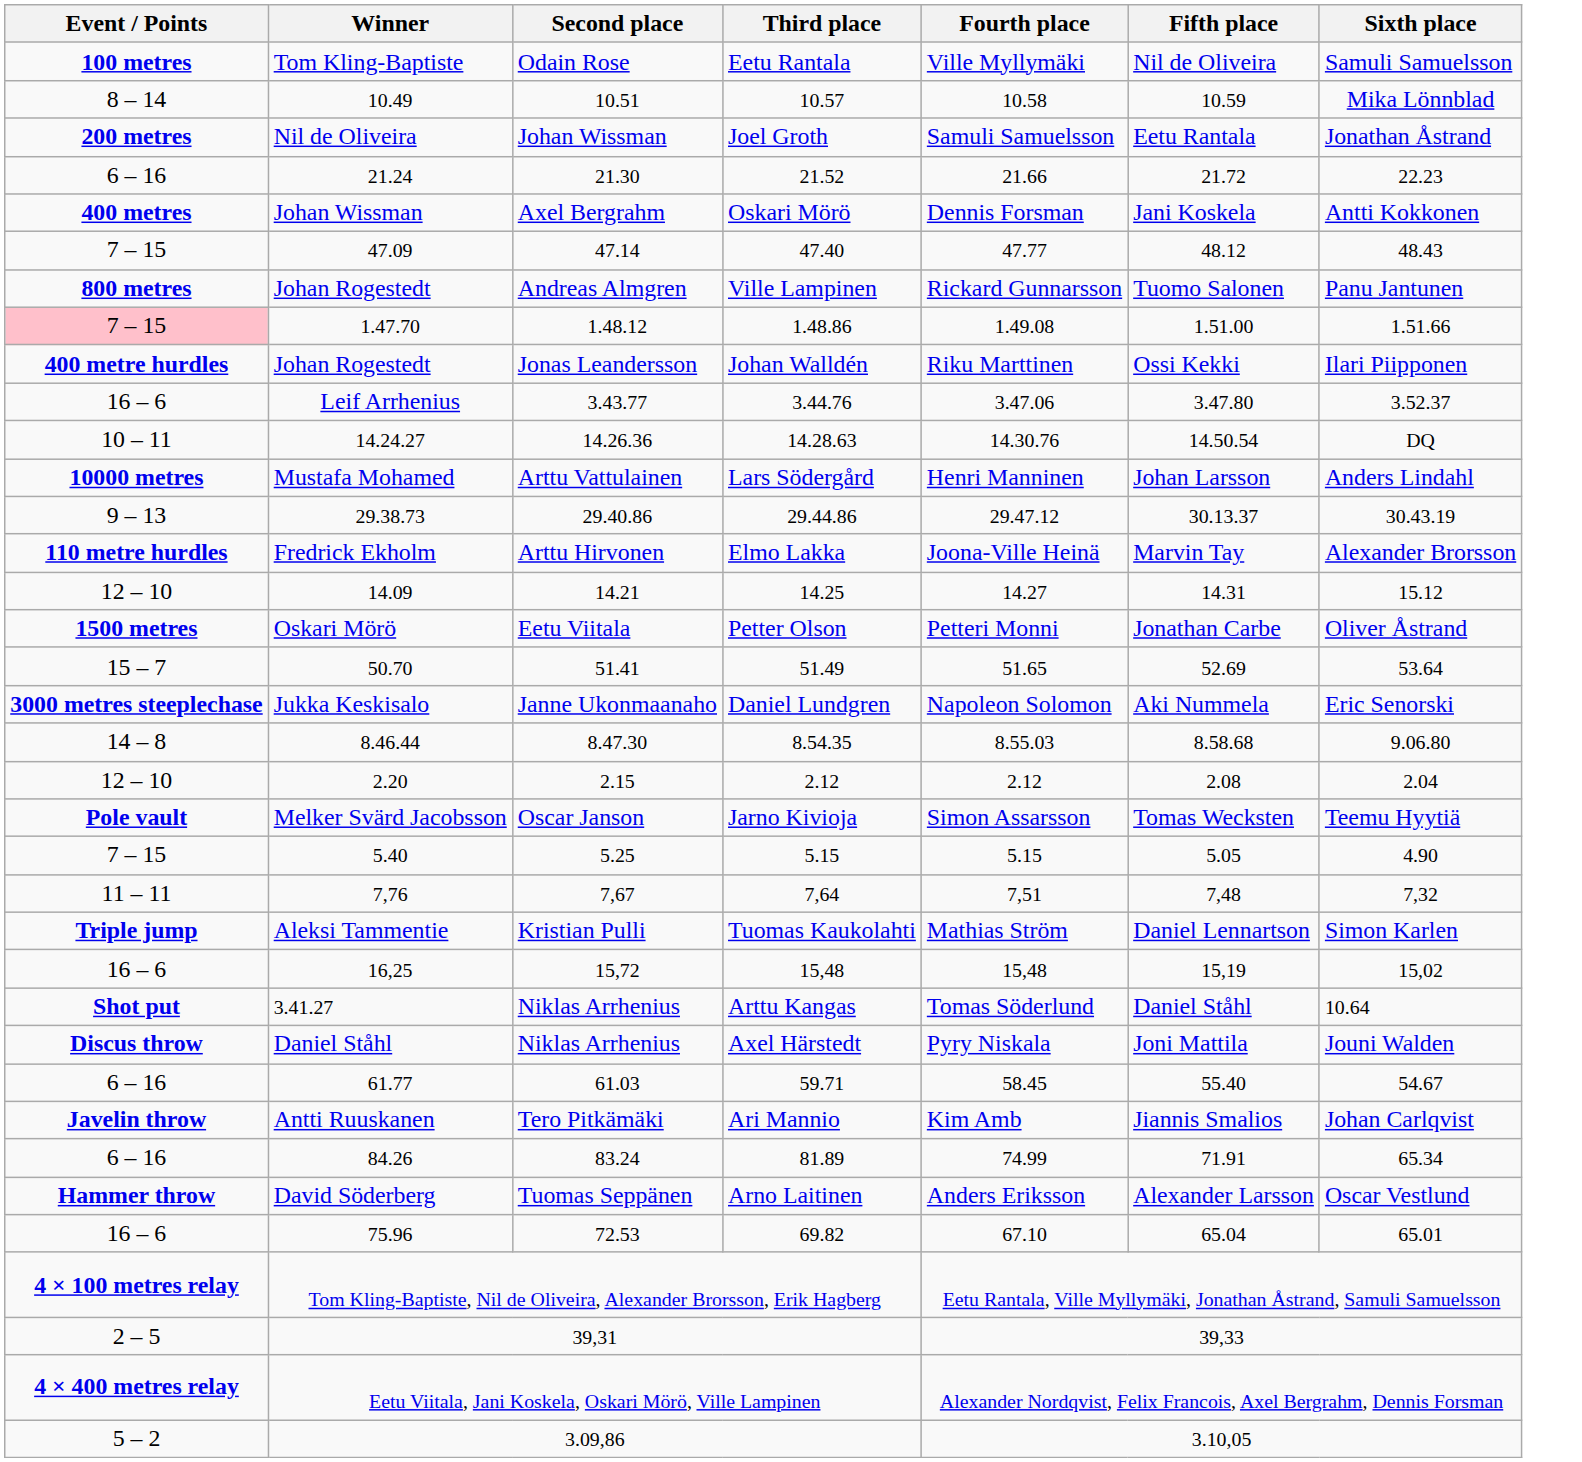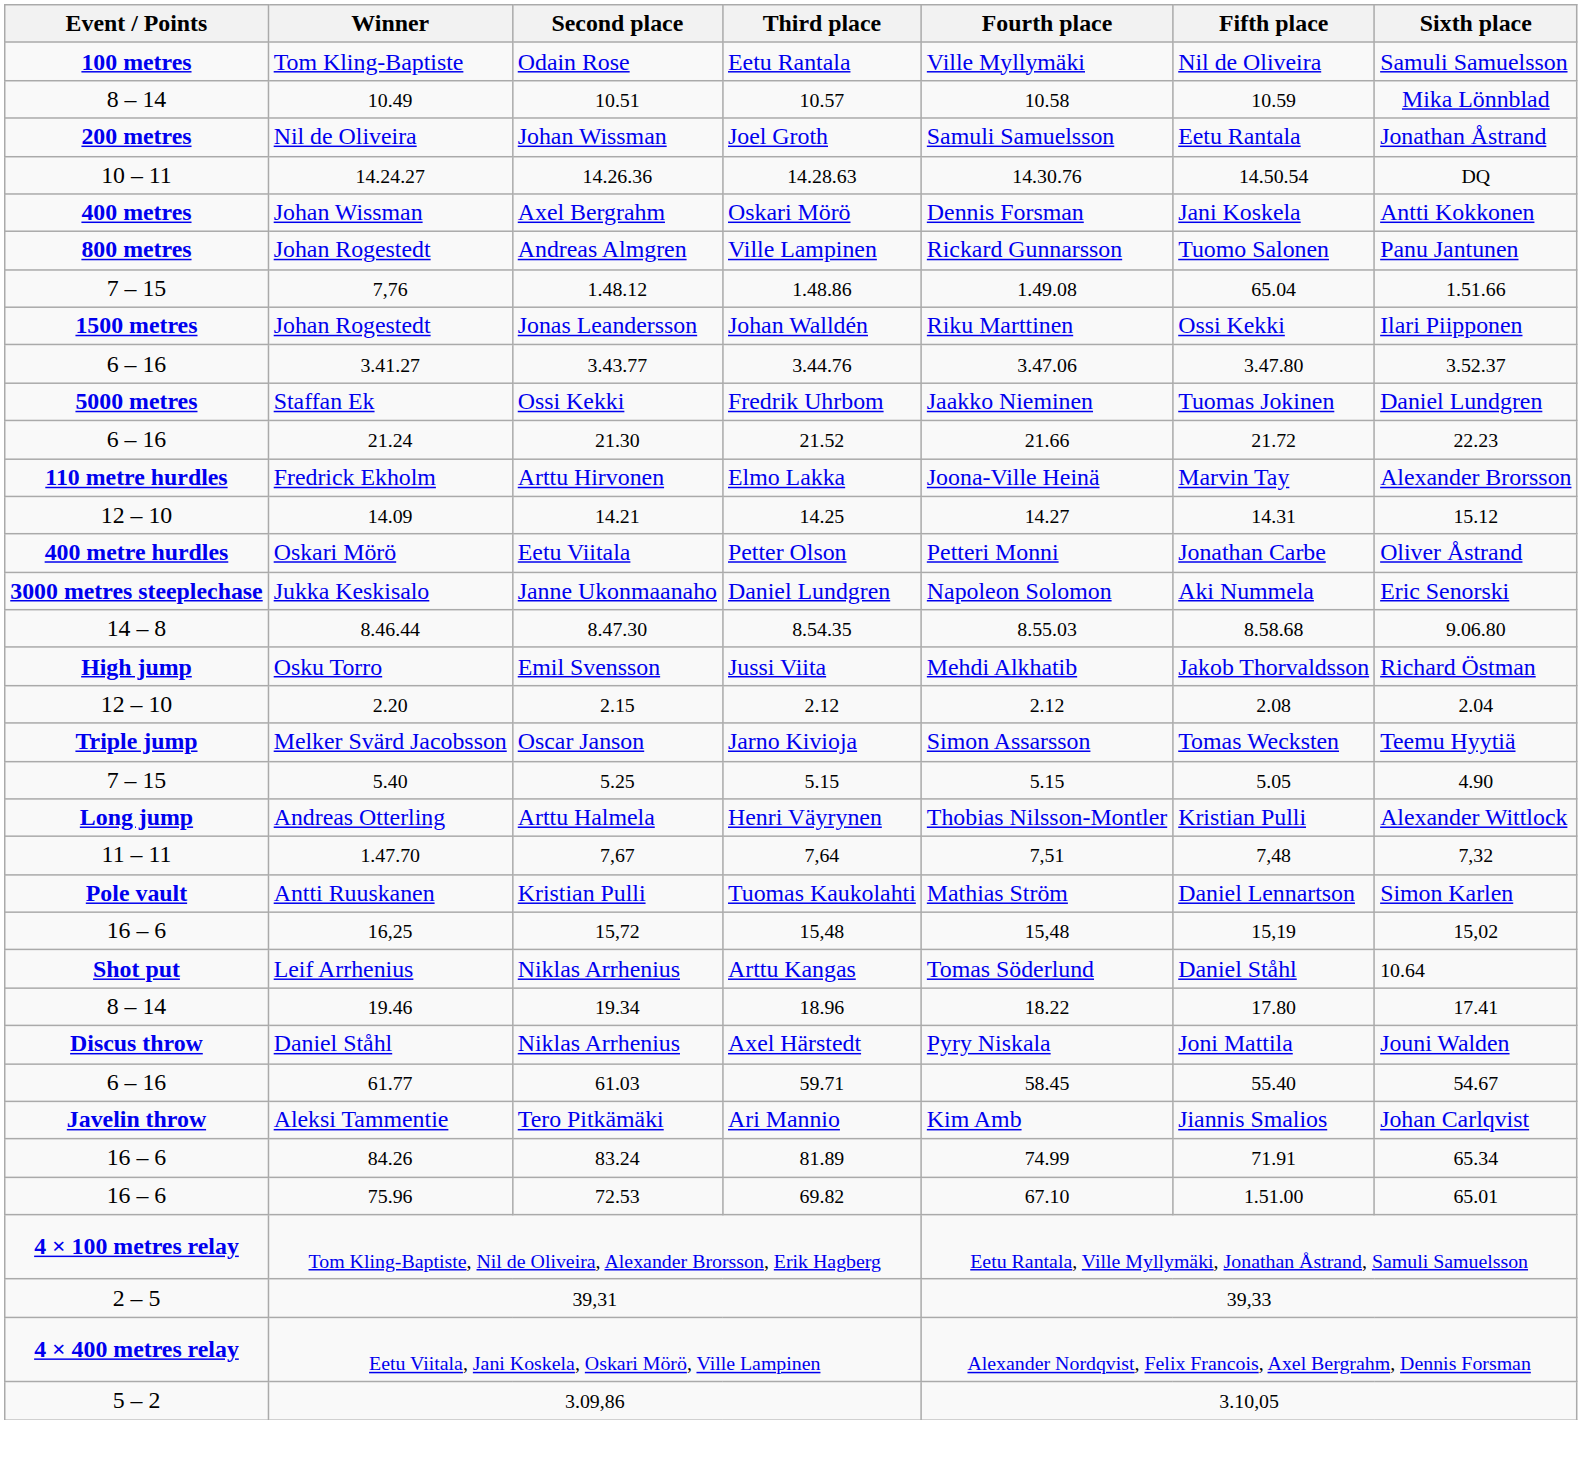rows swapped: (822, 176) <-> (822, 440)
- row: (822, 251)
(136, 325) pink background -> (136, 288) no background
(390, 327) 1.47.70 -> (390, 289) 7,76
(1224, 327) 1.51.00 -> (1274, 289) 65.04
(136, 363) 400 metre hurdles -> (136, 325) 1500 metres
(136, 401) 16 – 6 -> (136, 363) 6 – 16
(390, 401) Leif Arrhenius -> (390, 365) 3.41.27
+ row: (806, 401)
- row: (801, 477)
- row: (822, 516)
(136, 628) 1500 metres -> (136, 552) 400 metre hurdles
- row: (822, 667)
+ row: (777, 666)
(136, 817) Pole vault -> (136, 741) Triple jump
+ row: (805, 817)
(390, 894) 7,76 -> (390, 856) 1.47.70
(136, 930) Triple jump -> (136, 893) Pole vault
(361, 930) Aleksi Tammentie -> (354, 893) Antti Ruuskanen
(303, 1007) 3.41.27 -> (344, 968) Leif Arrhenius
+ row: (822, 1007)
(354, 1119) Antti Ruuskanen -> (361, 1119) Aleksi Tammentie
(136, 1157) 6 – 16 -> (136, 1157) 16 – 6
- row: (795, 1195)
(1224, 1234) 65.04 -> (1274, 1196) 1.51.00
